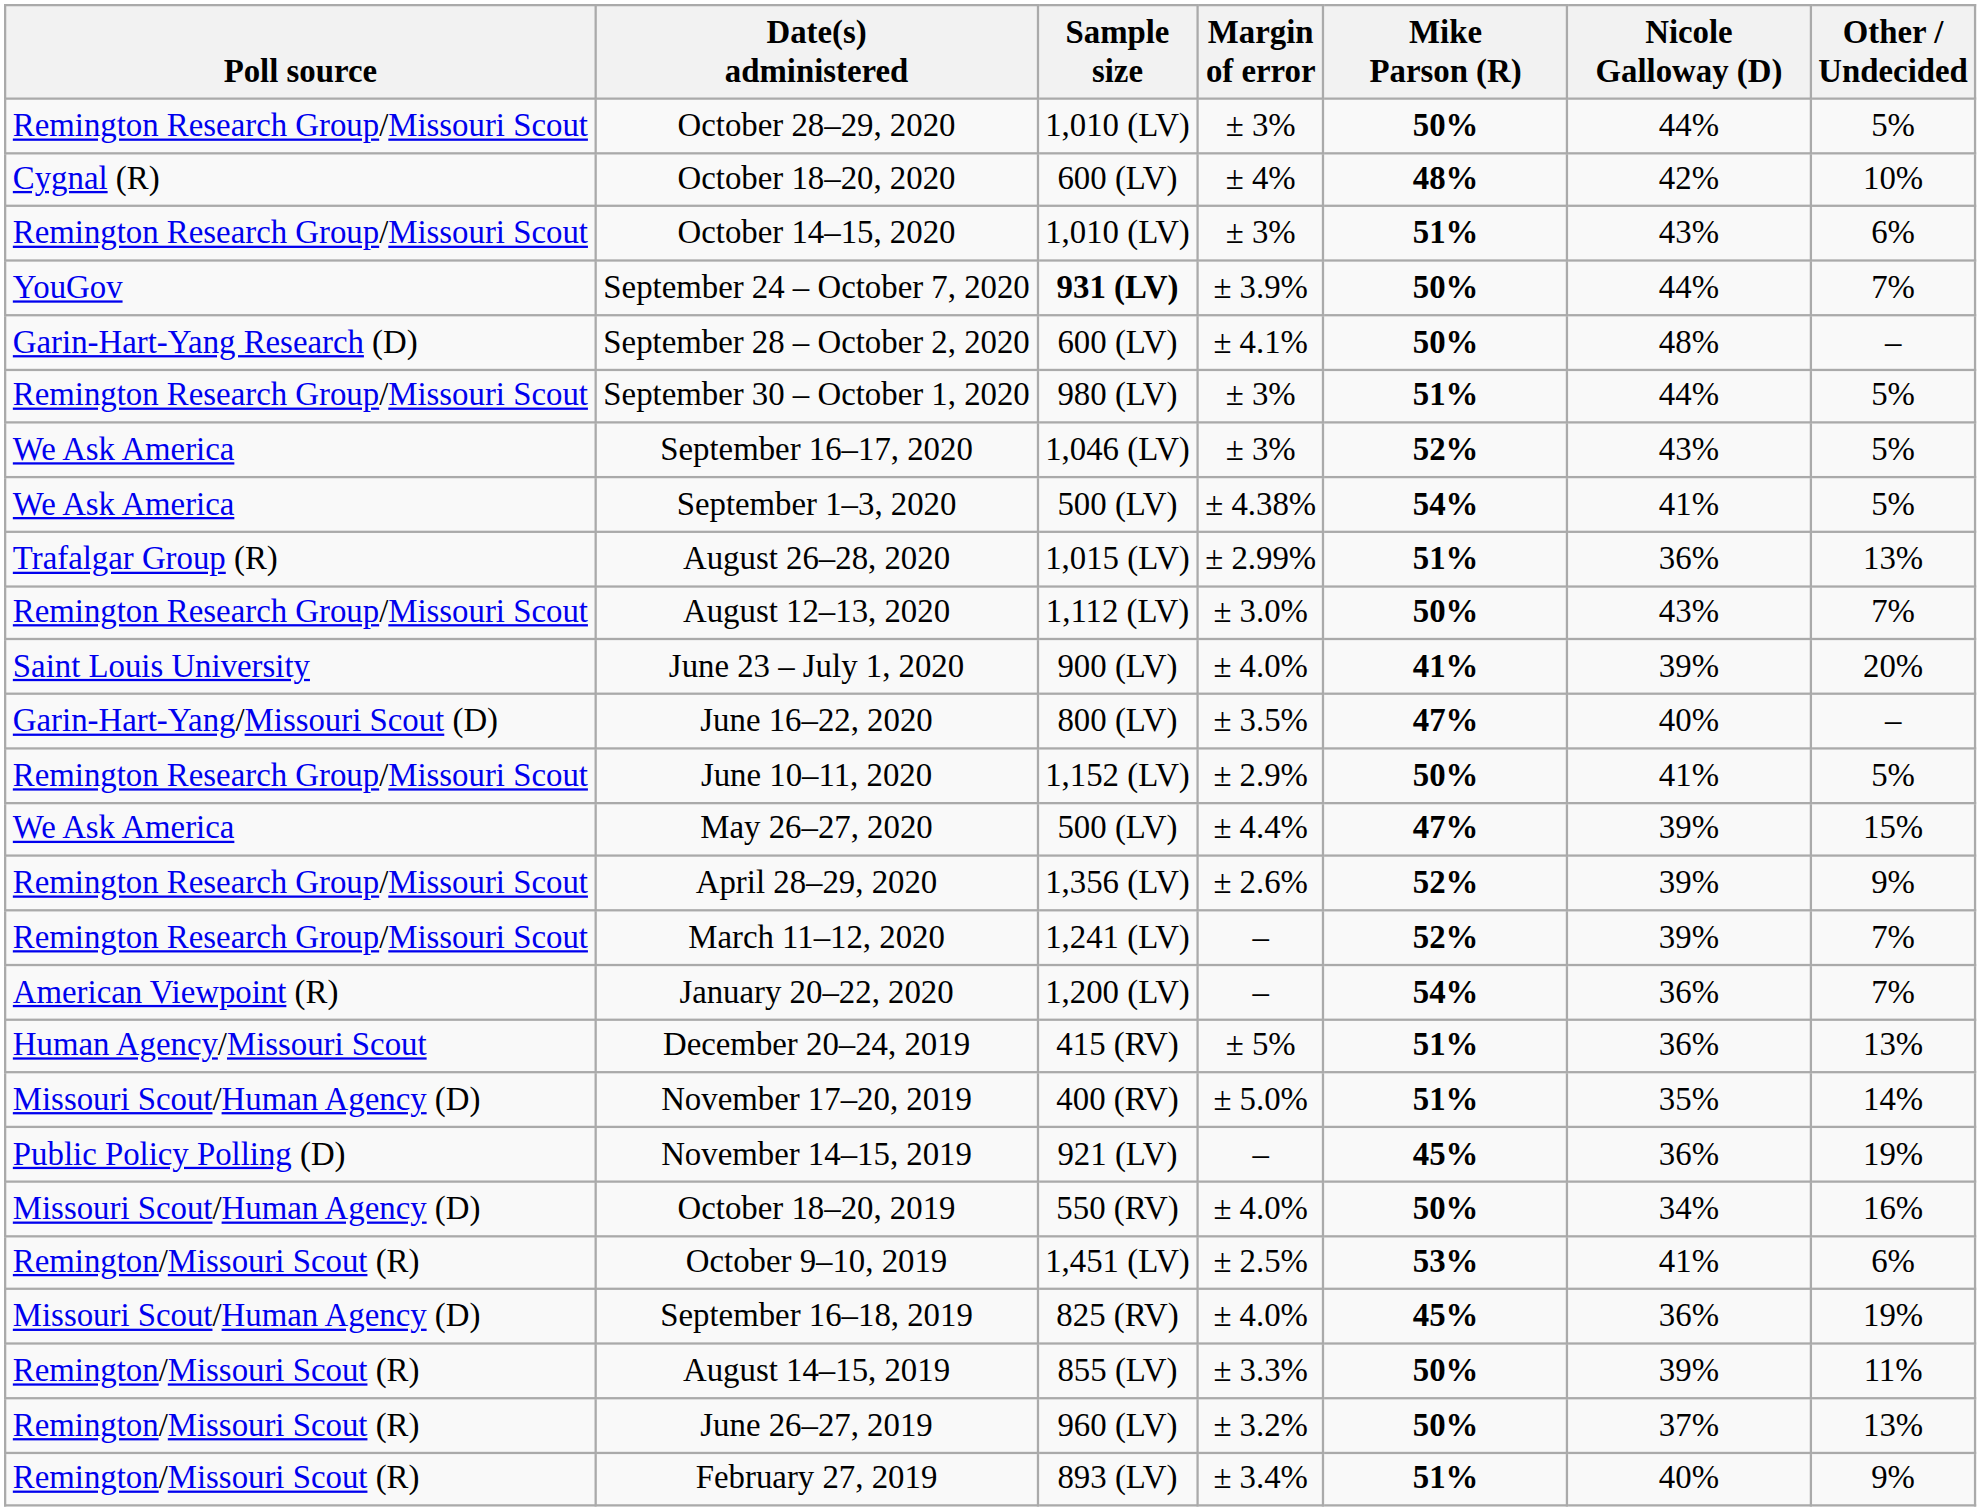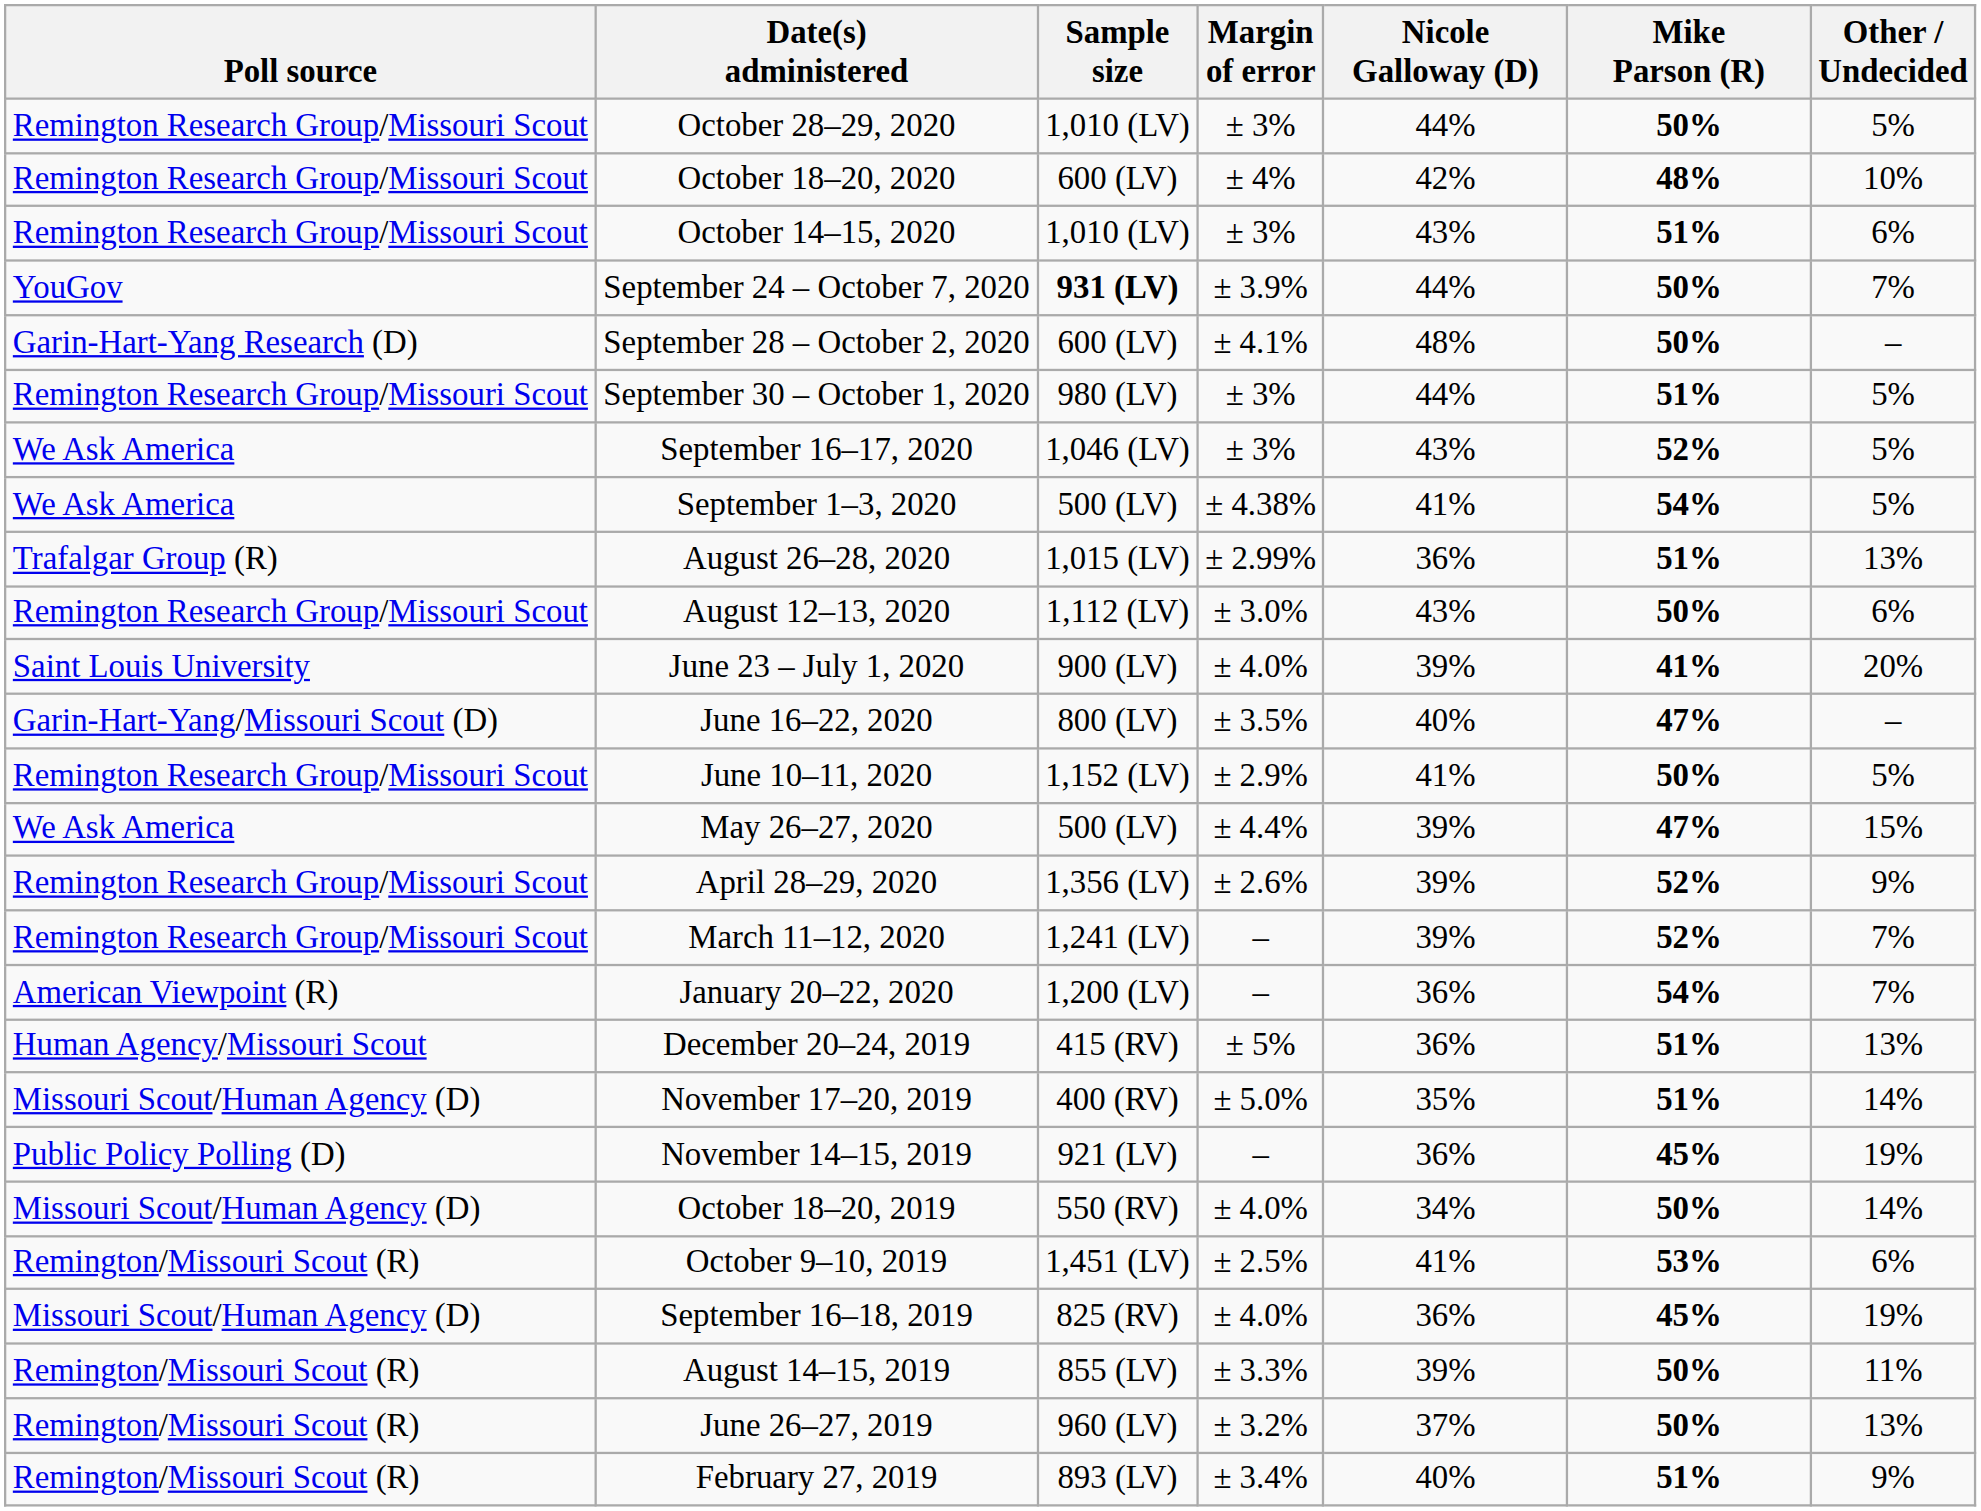columns swapped: (1446, 51) <-> (1689, 51)
(86, 179) Cygnal (R) -> (300, 179) Remington Research Group/Missouri Scout
(1893, 612) 7% -> (1893, 612) 6%
(1893, 1207) 16% -> (1893, 1207) 14%
